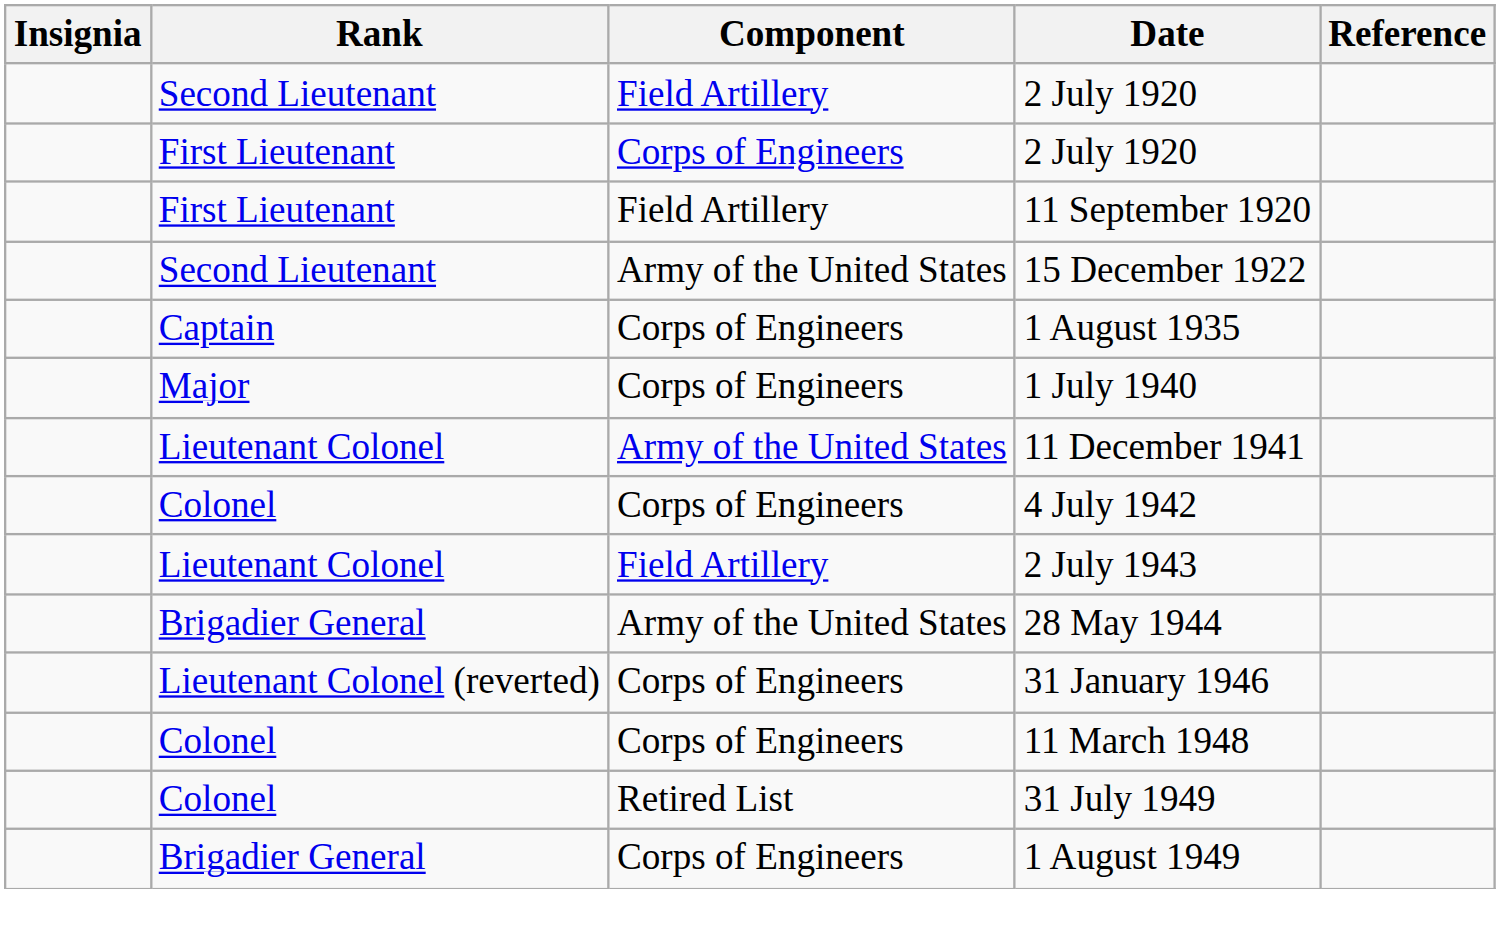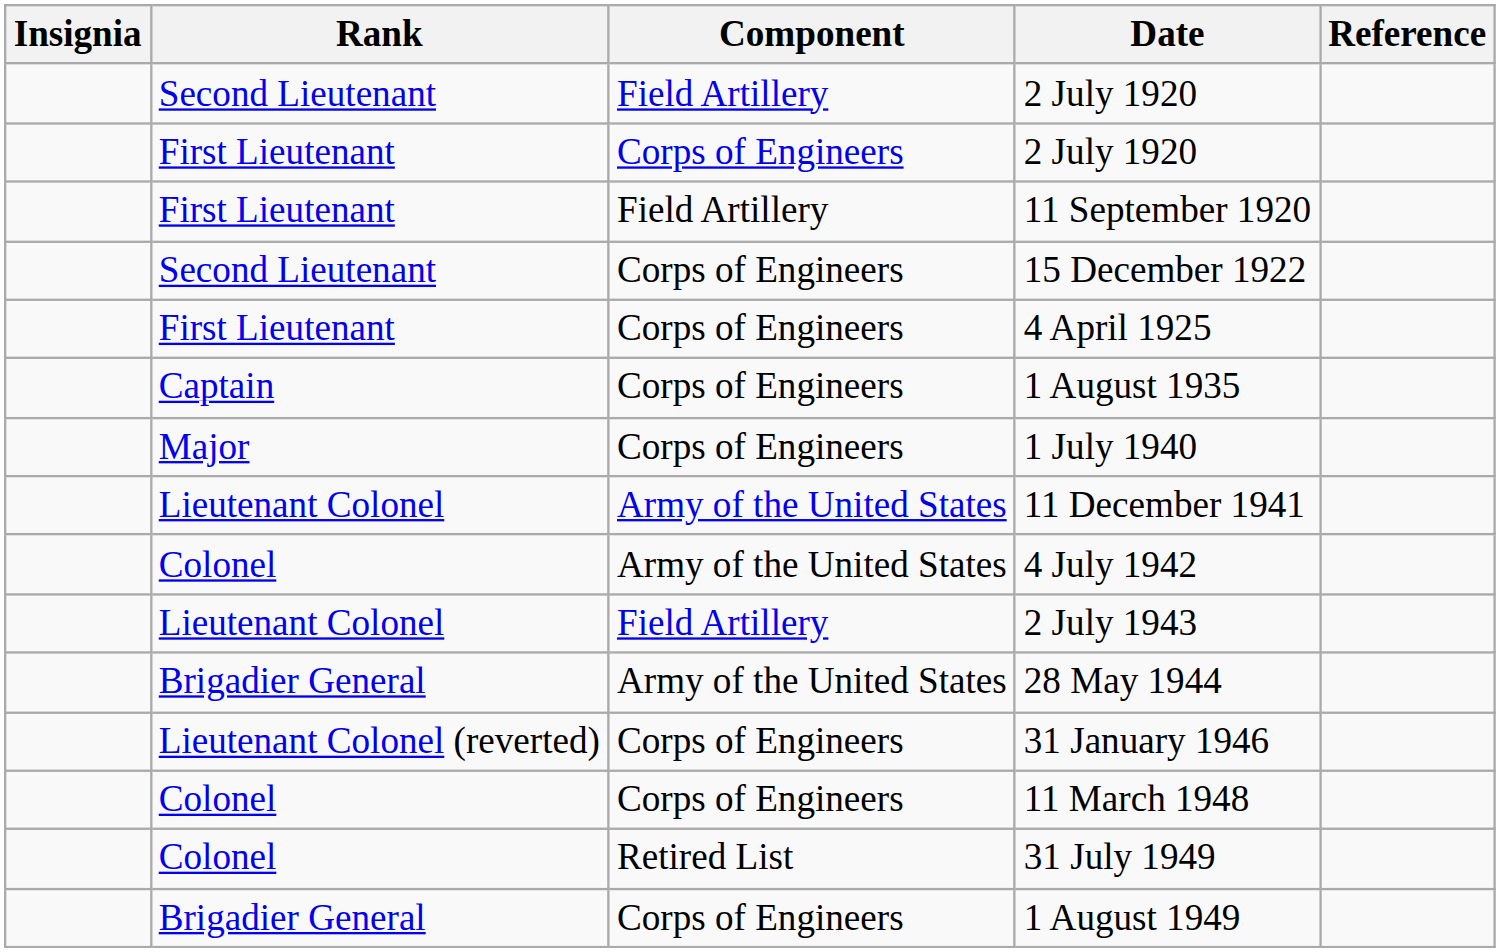(812, 269) Army of the United States -> (760, 269) Corps of Engineers
+ row: (277, 328)
(760, 504) Corps of Engineers -> (812, 563) Army of the United States
